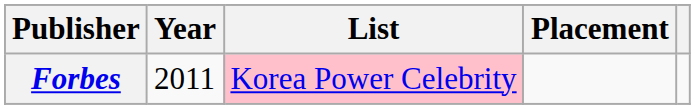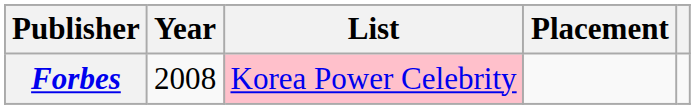(185, 78) 2011 -> (185, 78) 2008
